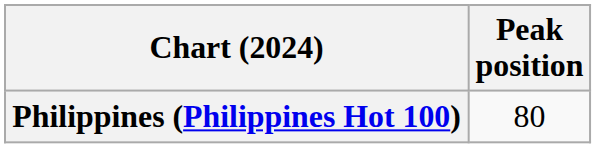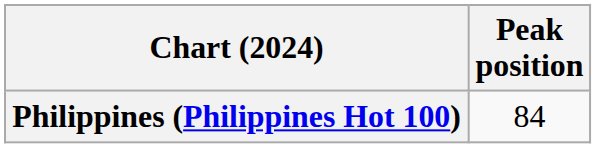(530, 116) 80 -> (530, 116) 84
